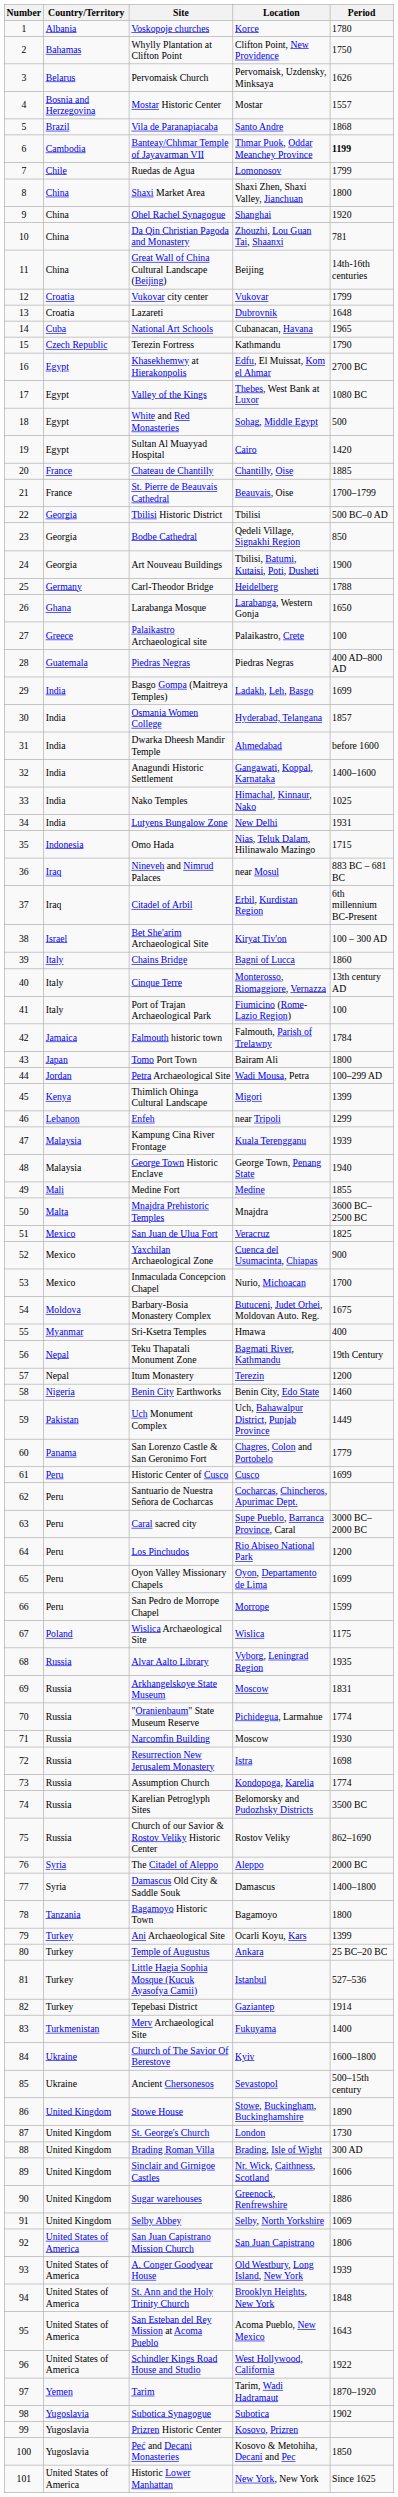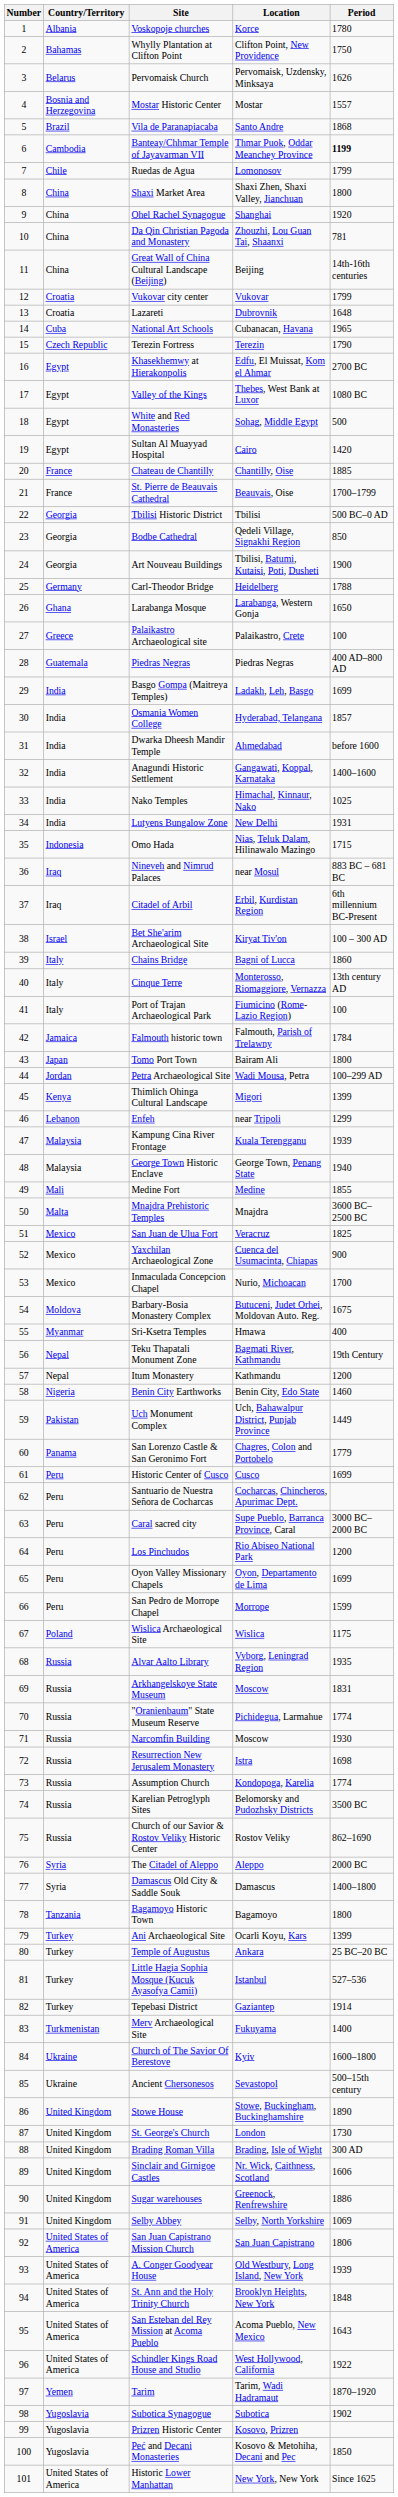(258, 345) Kathmandu -> (250, 345) Terezin
(250, 1376) Terezin -> (258, 1376) Kathmandu
